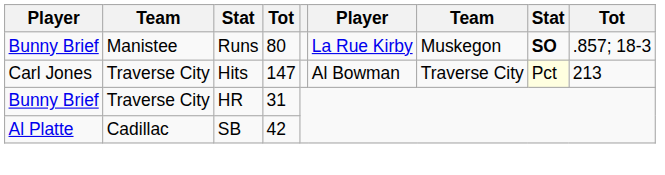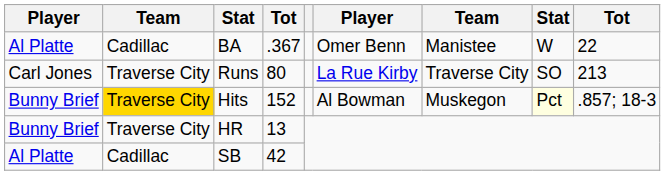+ row: (229, 45)
(54, 45) Bunny Brief -> (50, 73) Carl Jones
(142, 45) Manistee -> (158, 73) Traverse City
(461, 45) Muskegon -> (477, 73) Traverse City
(544, 45) bold -> (549, 73) normal
(612, 45) .857; 18-3 -> (592, 73) 213
(50, 73) Carl Jones -> (54, 101) Bunny Brief
(158, 73) no background -> (158, 101) gold background
(281, 73) 147 -> (281, 101) 152
(472, 73) Traverse City -> (466, 101) Muskegon
(587, 73) 213 -> (617, 101) .857; 18-3
(276, 101) 31 -> (276, 128) 13
